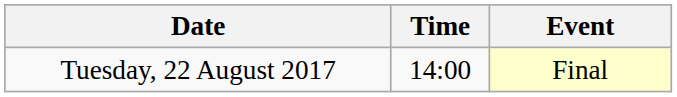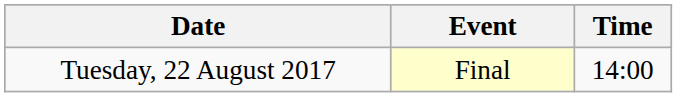columns swapped: (440, 26) <-> (580, 26)
